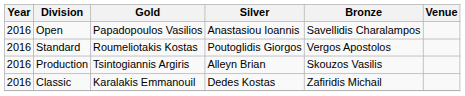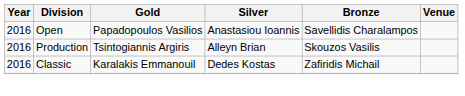- row: (58, 47)
